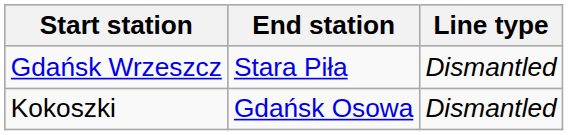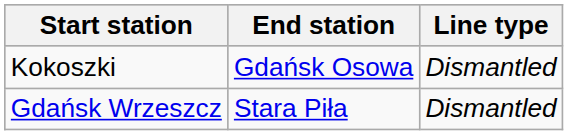rows swapped: (116, 66) <-> (63, 108)
